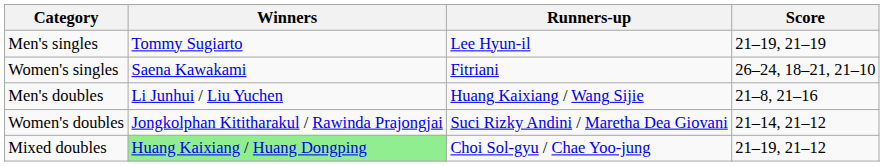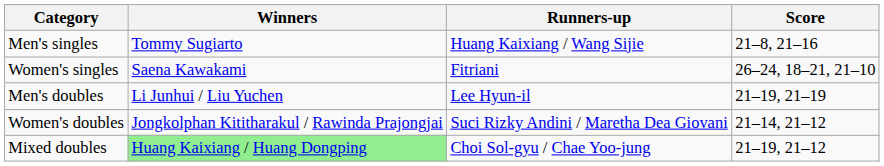(490, 43) Lee Hyun-il -> (547, 43) Huang Kaixiang / Wang Sijie
(781, 43) 21–19, 21–19 -> (777, 43) 21–8, 21–16
(547, 95) Huang Kaixiang / Wang Sijie -> (490, 95) Lee Hyun-il
(777, 95) 21–8, 21–16 -> (781, 95) 21–19, 21–19
